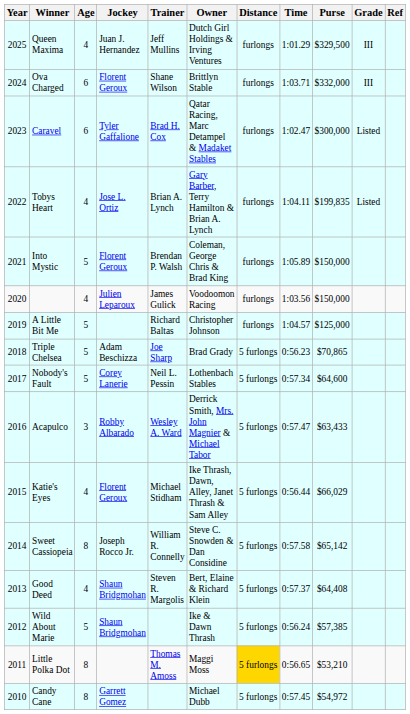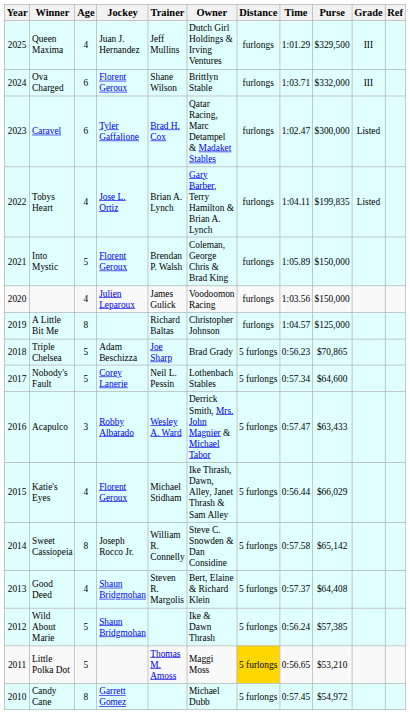(86, 325) 5 -> (86, 325) 8
(86, 664) 8 -> (86, 664) 5
